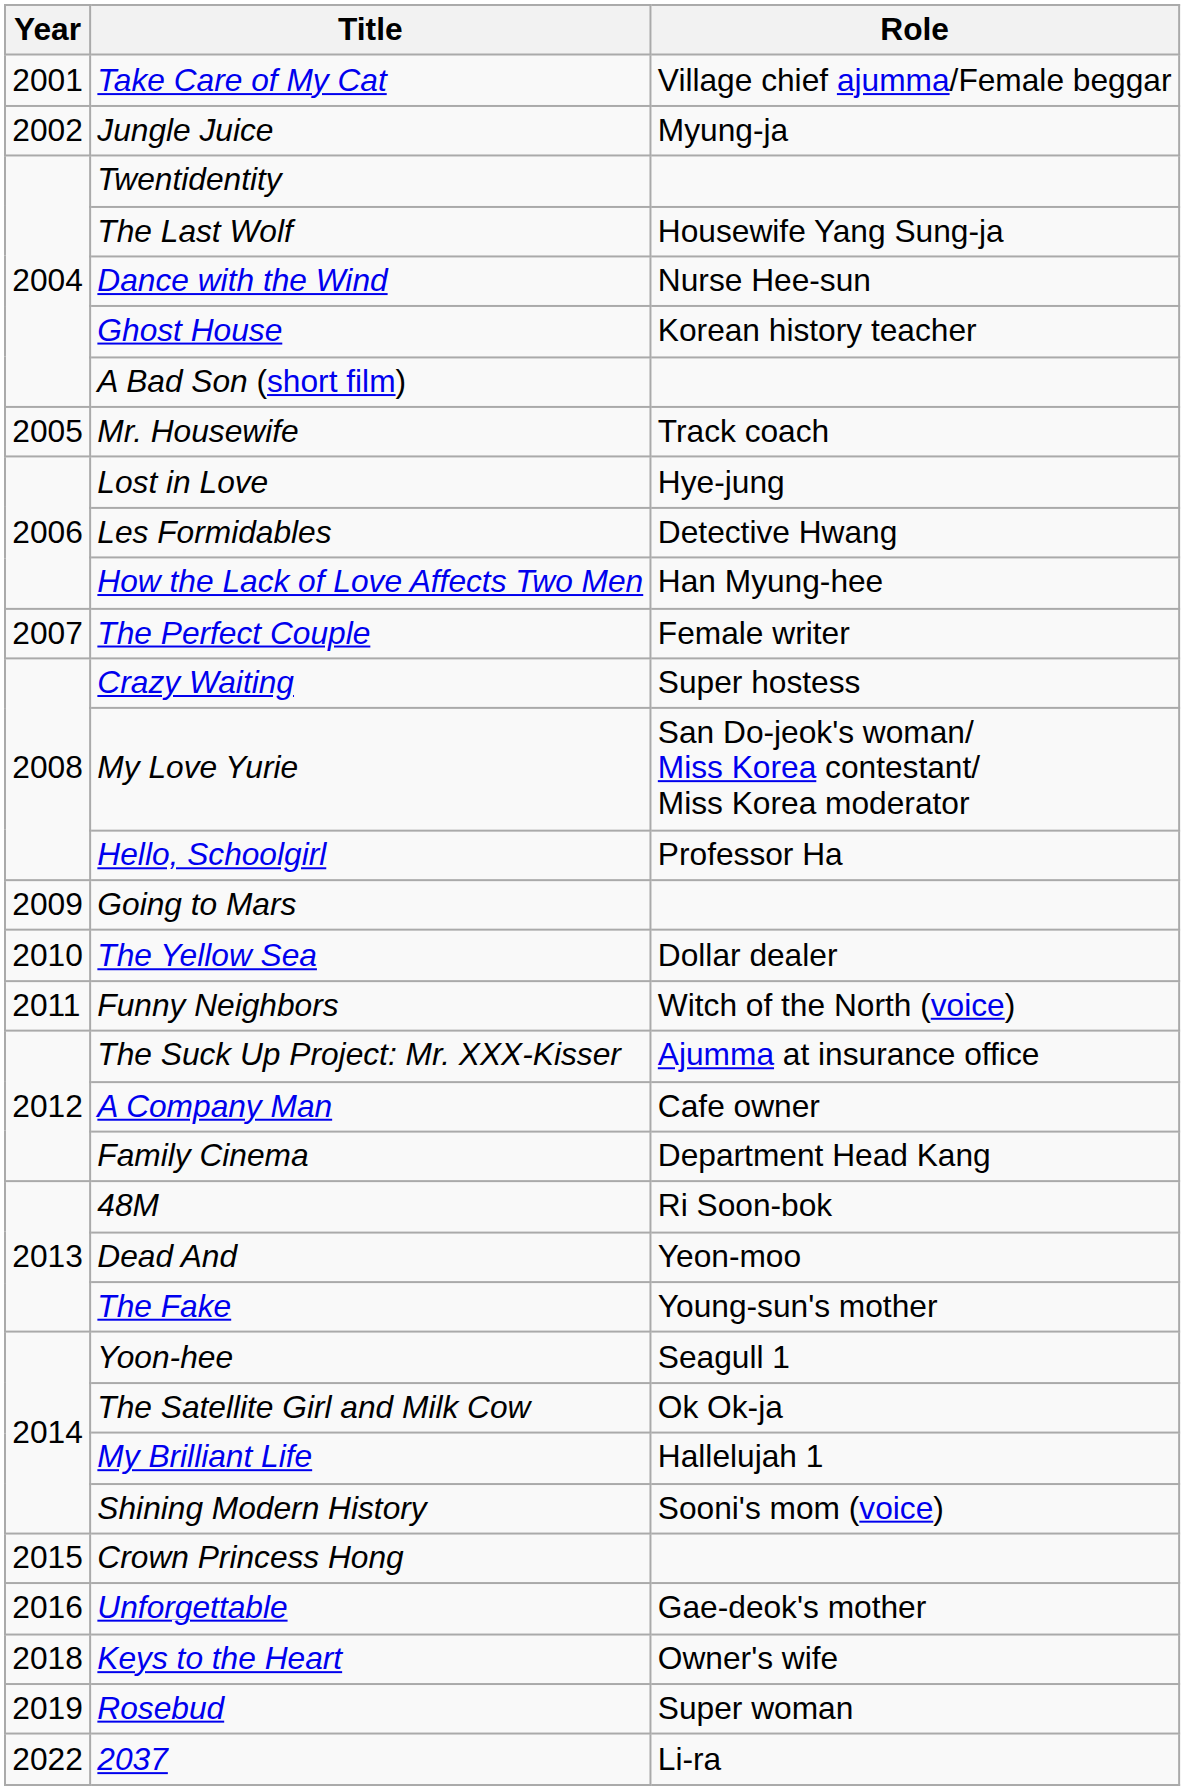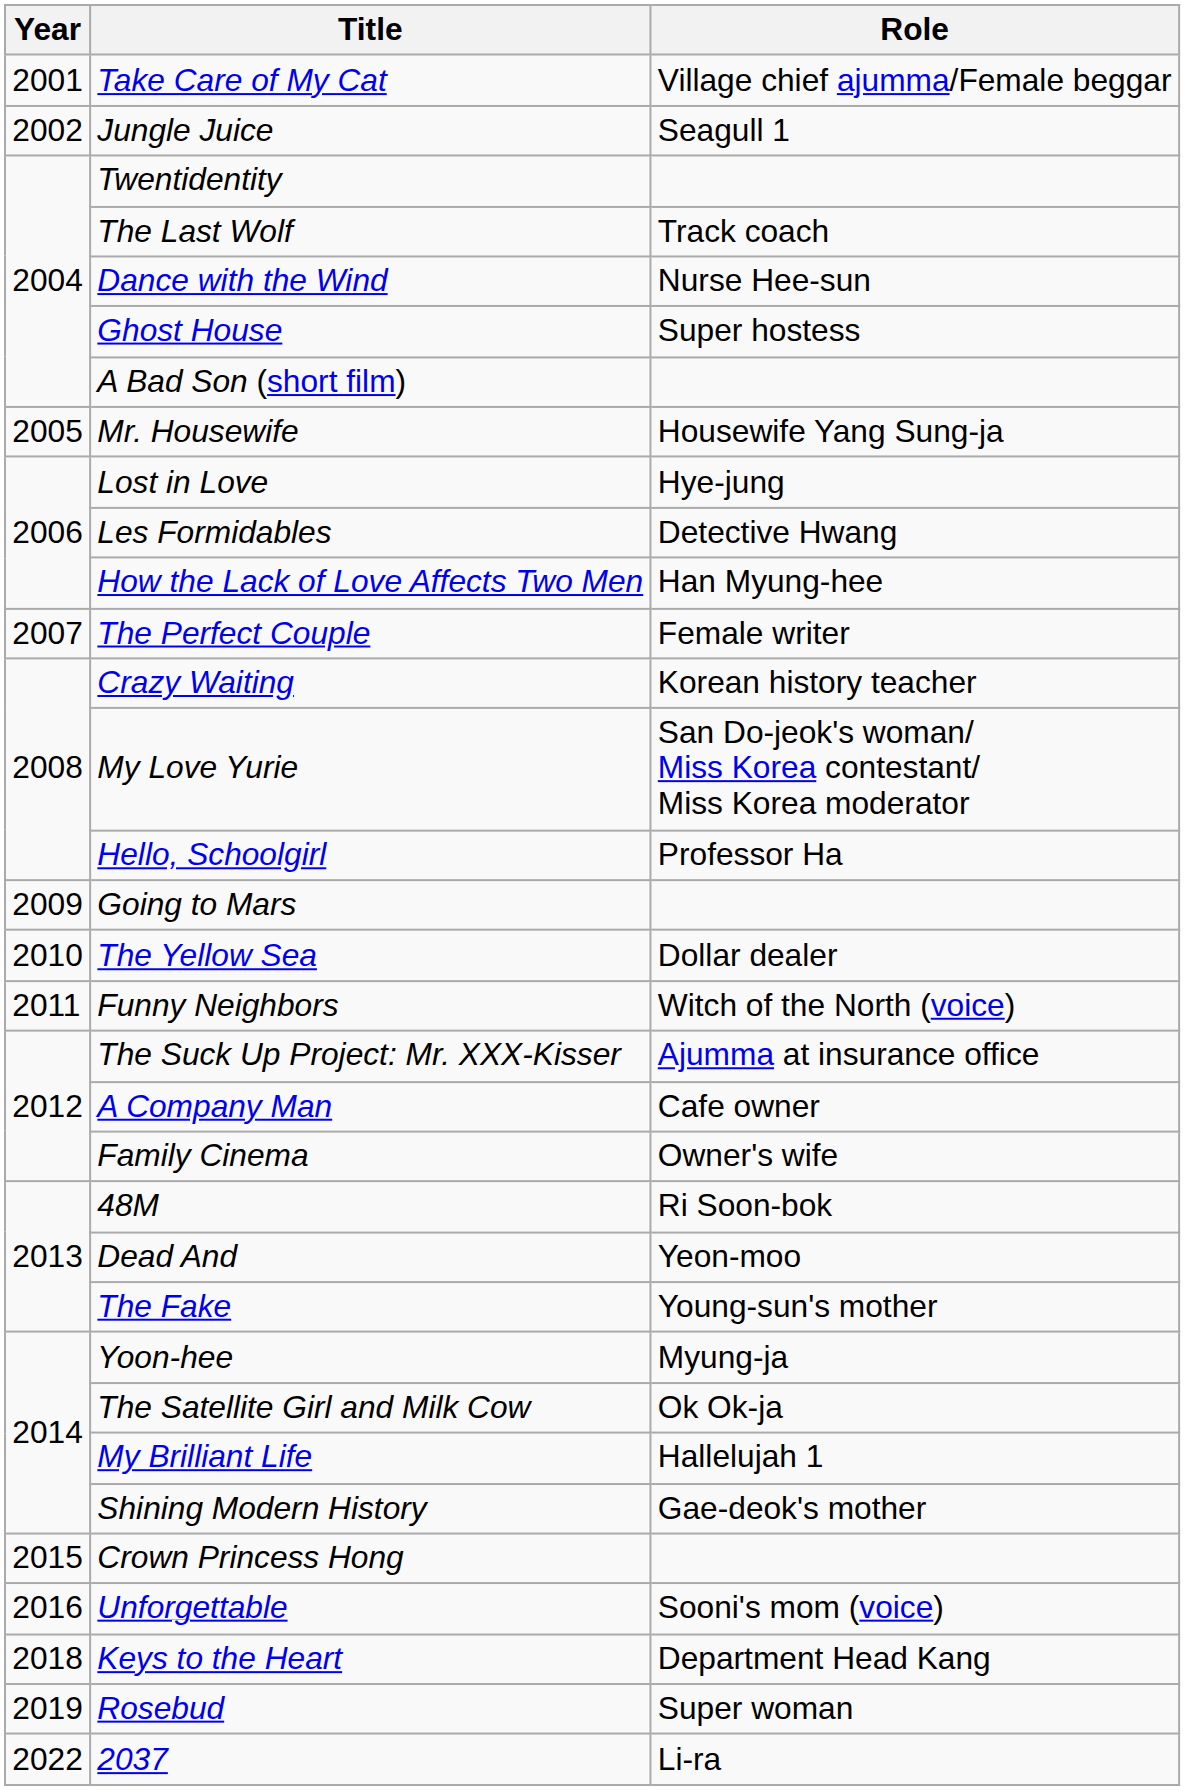(723, 130) Myung-ja -> (724, 130) Seagull 1
(831, 230) Housewife Yang Sung-ja -> (744, 230) Track coach
(817, 331) Korean history teacher -> (759, 331) Super hostess
(744, 431) Track coach -> (831, 431) Housewife Yang Sung-ja
(759, 682) Super hostess -> (817, 682) Korean history teacher
(824, 1155) Department Head Kang -> (748, 1155) Owner's wife
(724, 1356) Seagull 1 -> (723, 1356) Myung-ja
(801, 1507) Sooni's mom (voice) -> (792, 1507) Gae-deok's mother
(792, 1608) Gae-deok's mother -> (801, 1608) Sooni's mom (voice)
(748, 1658) Owner's wife -> (824, 1658) Department Head Kang
